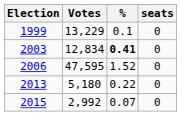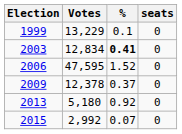+ row: (33, 85)
(123, 85) 0.22 -> (123, 102) 0.92
